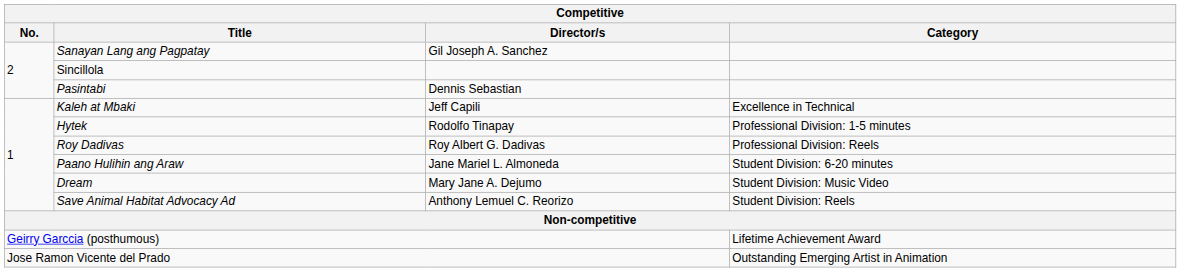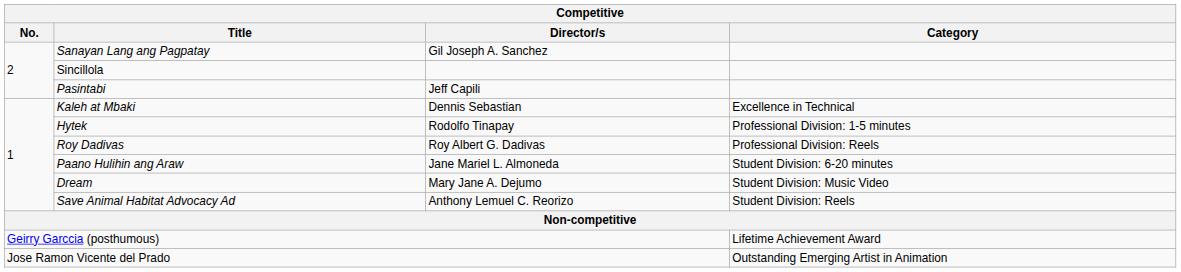(475, 88) Dennis Sebastian -> (454, 88) Jeff Capili
(454, 107) Jeff Capili -> (475, 107) Dennis Sebastian
